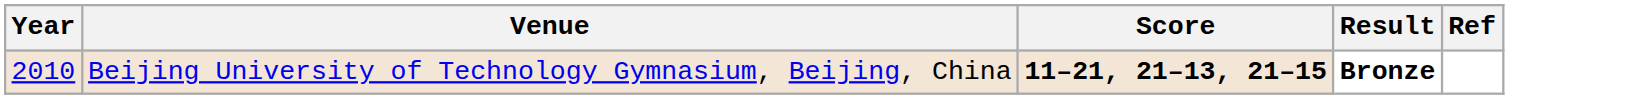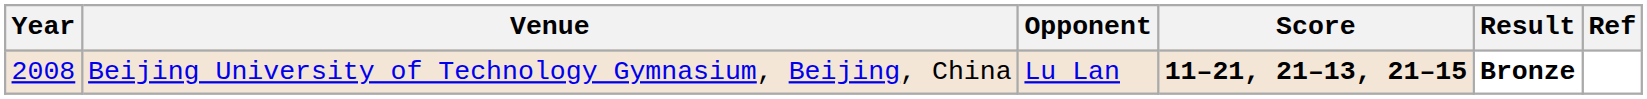+ column: (1088, 27)
(43, 72) 2010 -> (43, 72) 2008
